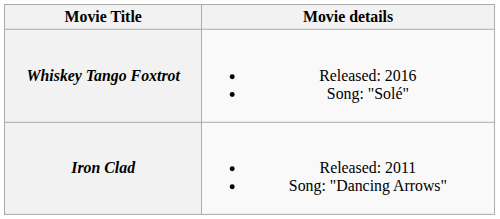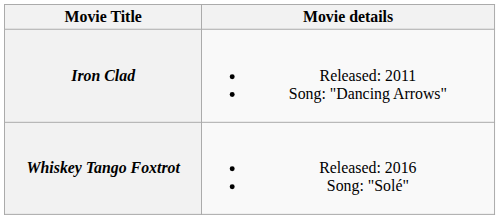rows swapped: (103, 168) <-> (103, 75)
